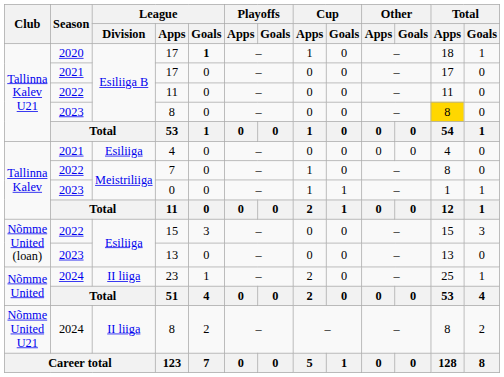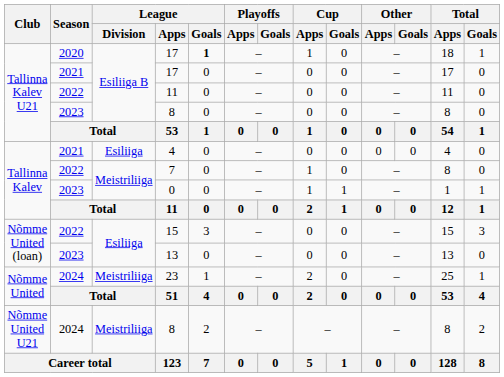(447, 111) gold background -> (447, 111) no background
(124, 276) II liiga -> (124, 276) Meistriliiga
(124, 329) II liiga -> (124, 329) Meistriliiga
